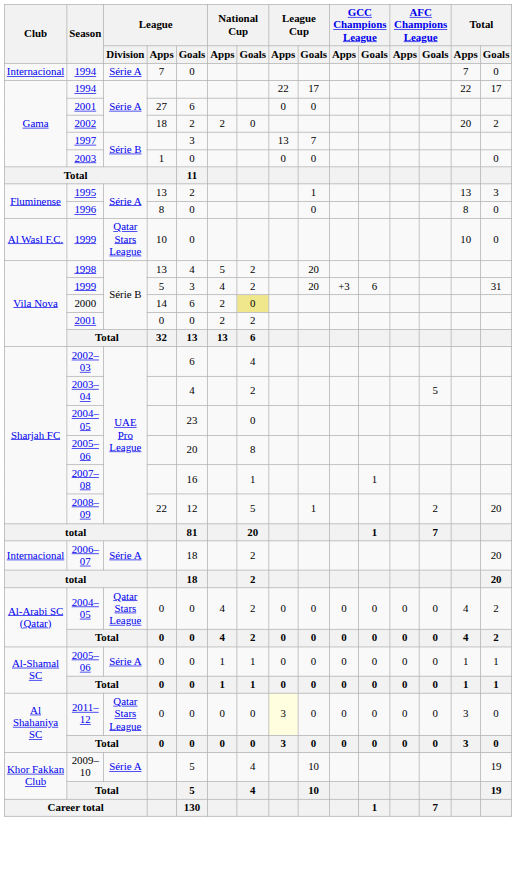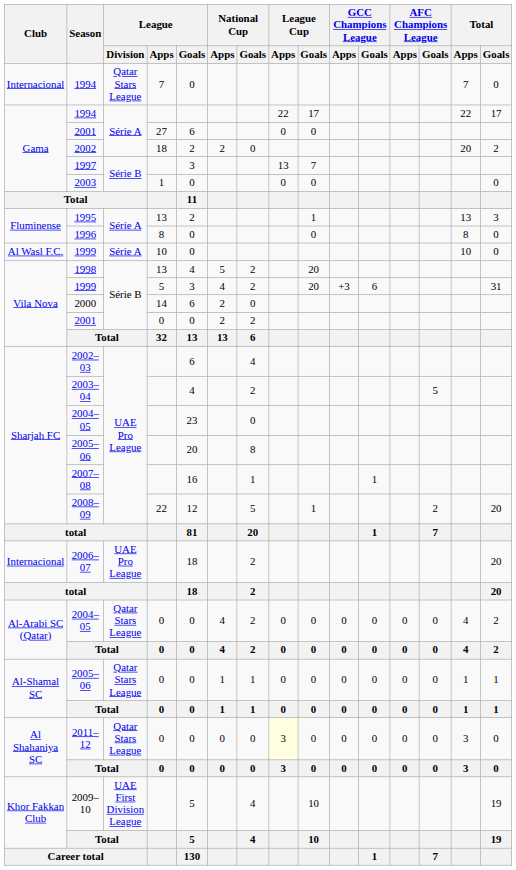(125, 72) Série A -> (125, 84) Qatar Stars League
(125, 239) Qatar Stars League -> (125, 251) Série A
(253, 303) khaki background -> (253, 303) no background
(125, 555) Série A -> (125, 561) UAE Pro League
(125, 661) Série A -> (125, 679) Qatar Stars League
(125, 767) Série A -> (125, 803) UAE First Division League
